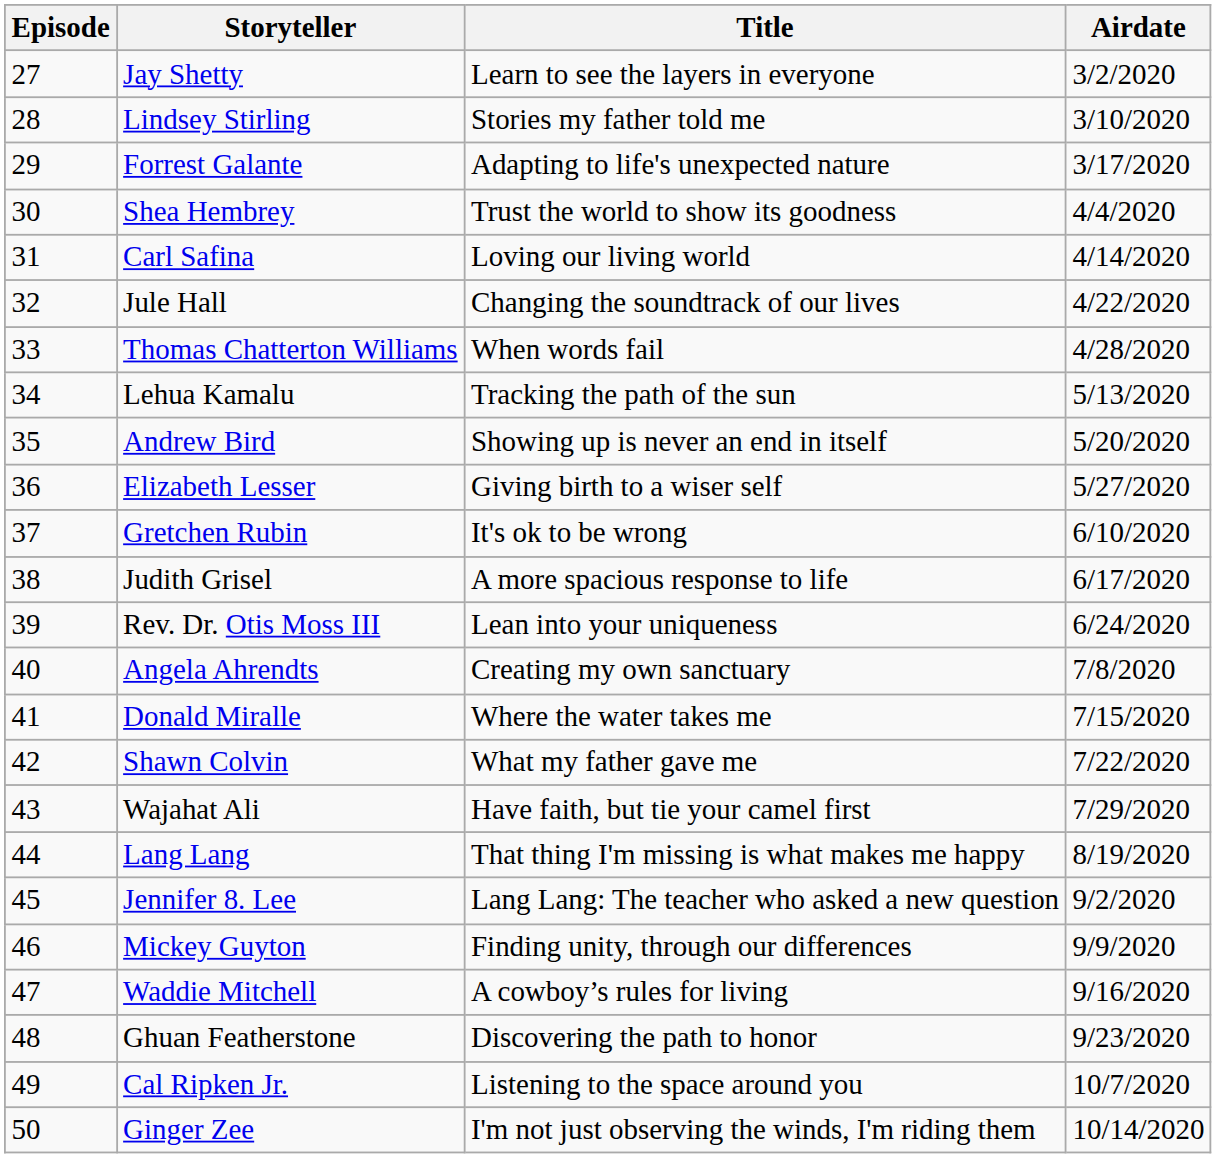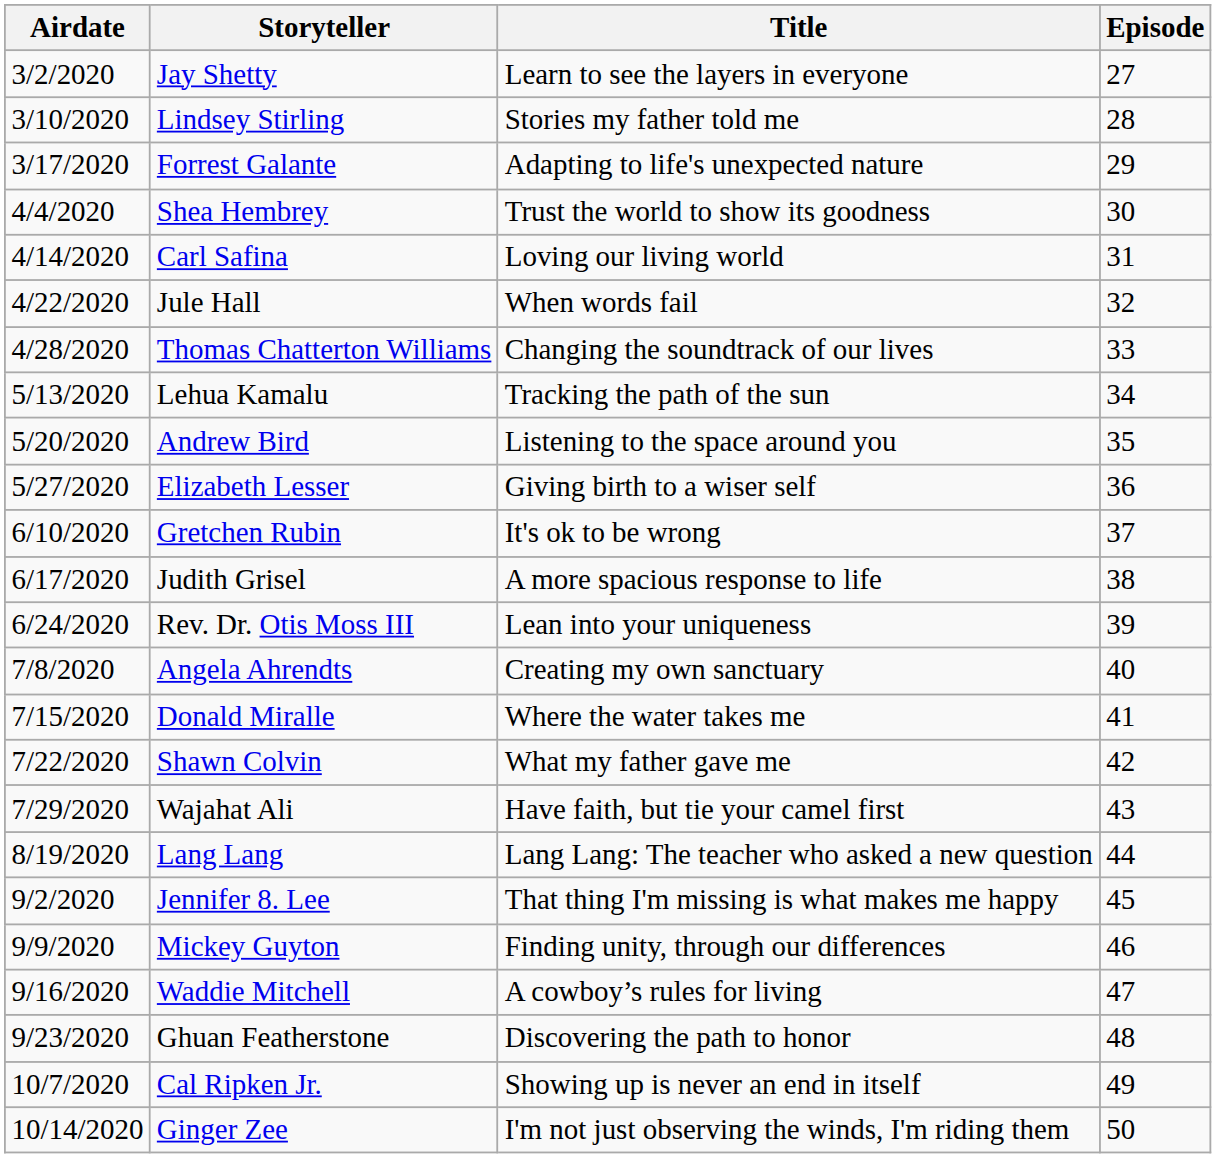columns swapped: (61, 27) <-> (1138, 27)
(685, 303) Changing the soundtrack of our lives -> (601, 303) When words fail
(567, 348) When words fail -> (719, 348) Changing the soundtrack of our lives
(679, 440) Showing up is never an end in itself -> (701, 440) Listening to the space around you
(748, 854) That thing I'm missing is what makes me happy -> (799, 854) Lang Lang: The teacher who asked a new question
(765, 900) Lang Lang: The teacher who asked a new question -> (782, 900) That thing I'm missing is what makes me happy
(667, 1083) Listening to the space around you -> (713, 1083) Showing up is never an end in itself
